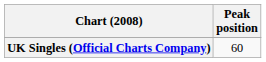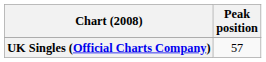(237, 47) 60 -> (237, 47) 57
